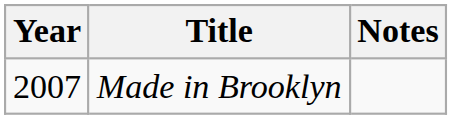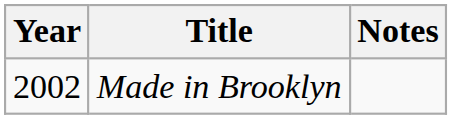(47, 85) 2007 -> (47, 85) 2002
